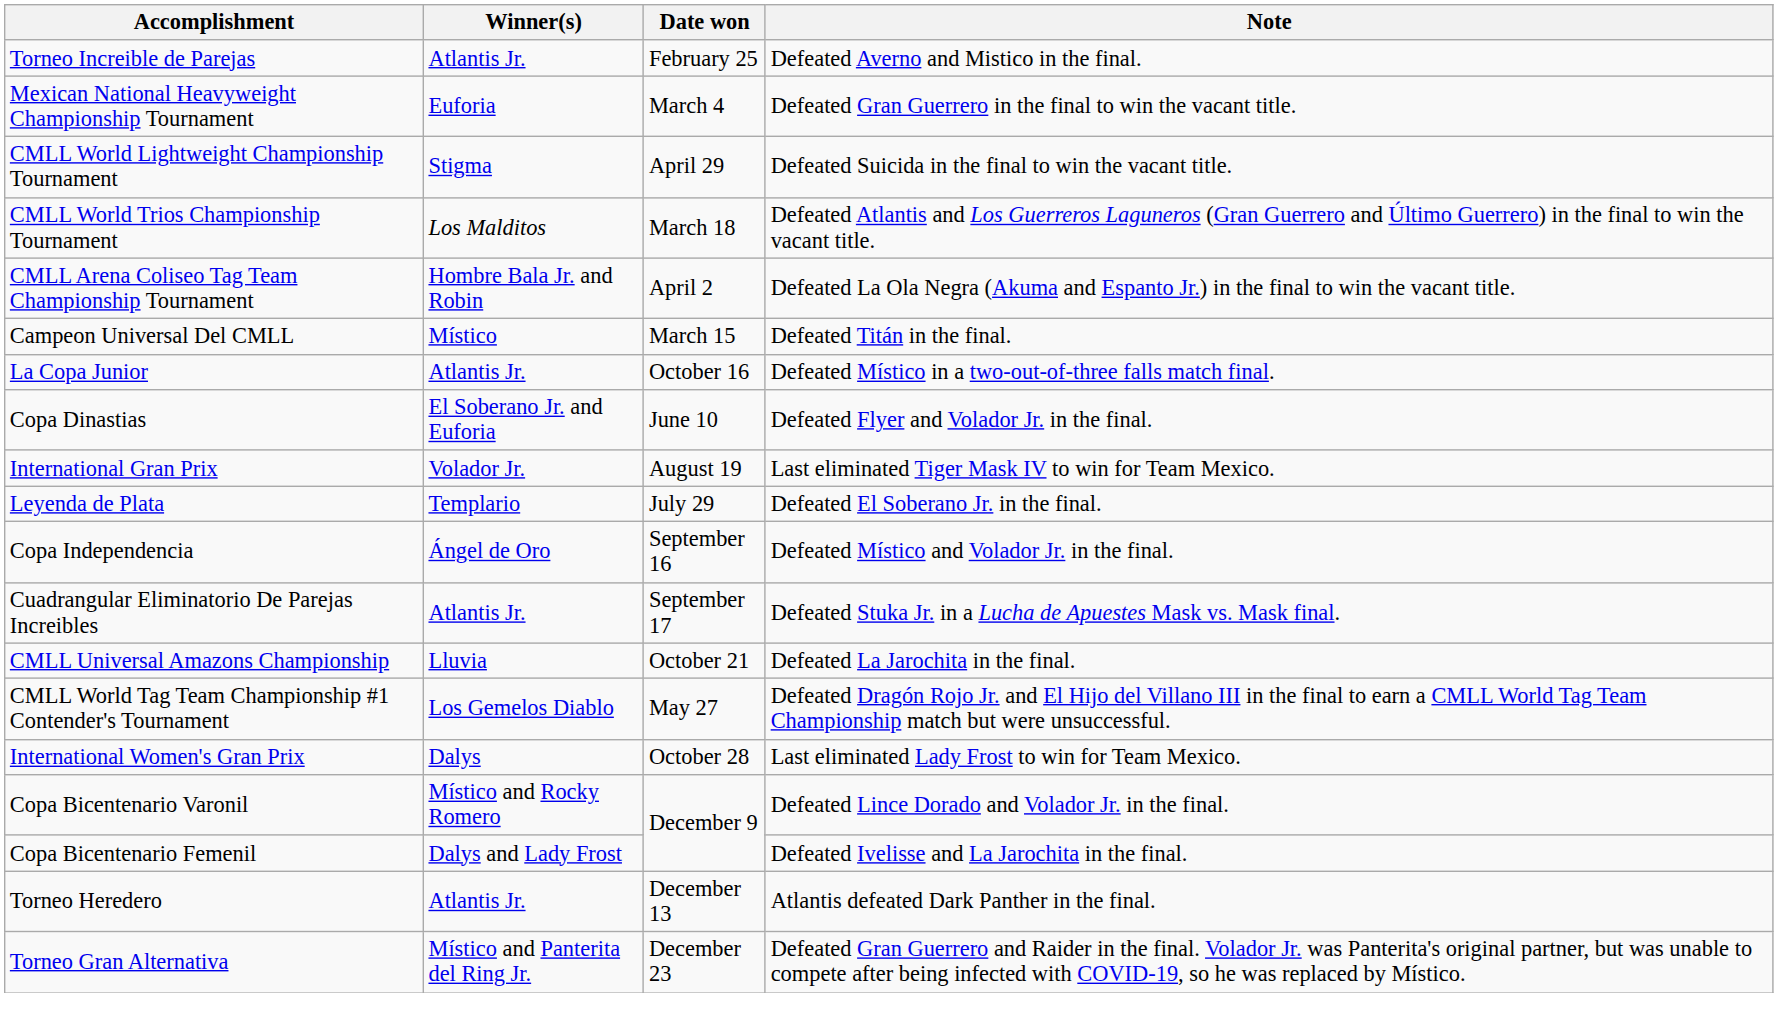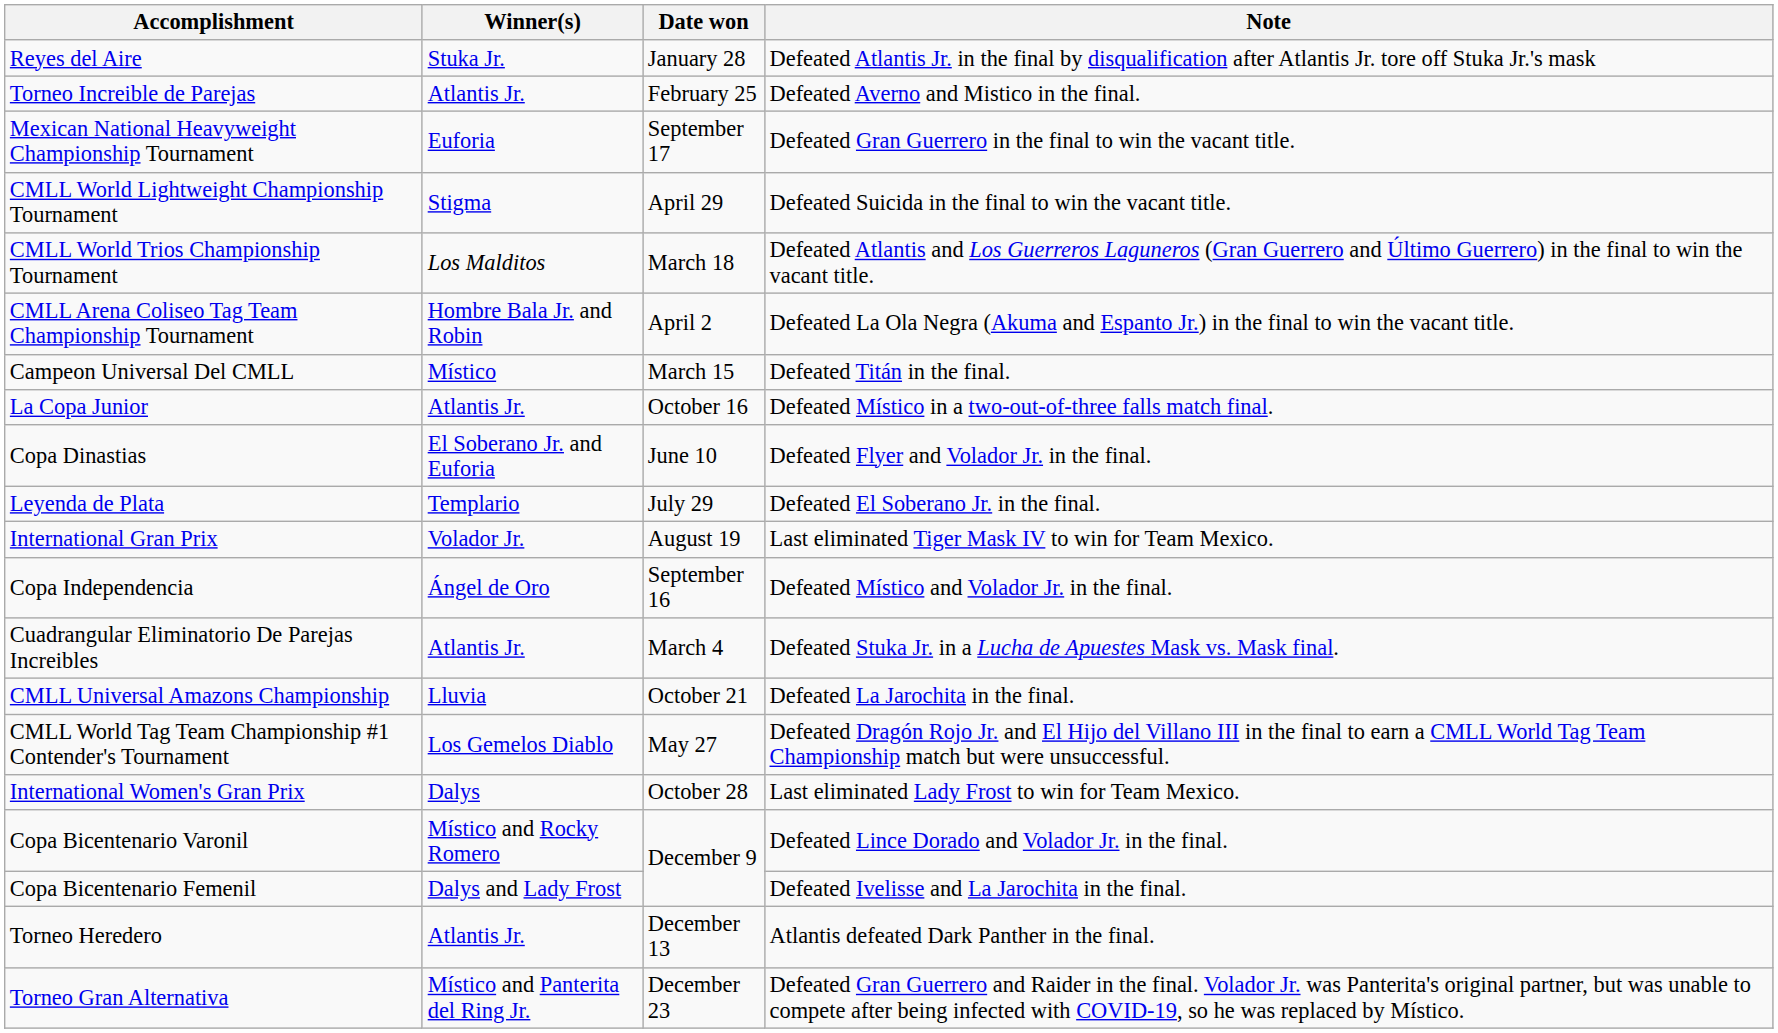+ row: (76, 57)
(687, 105) March 4 -> (696, 141) September 17
rows swapped: (87, 503) <-> (114, 467)
(697, 612) September 17 -> (685, 647) March 4
